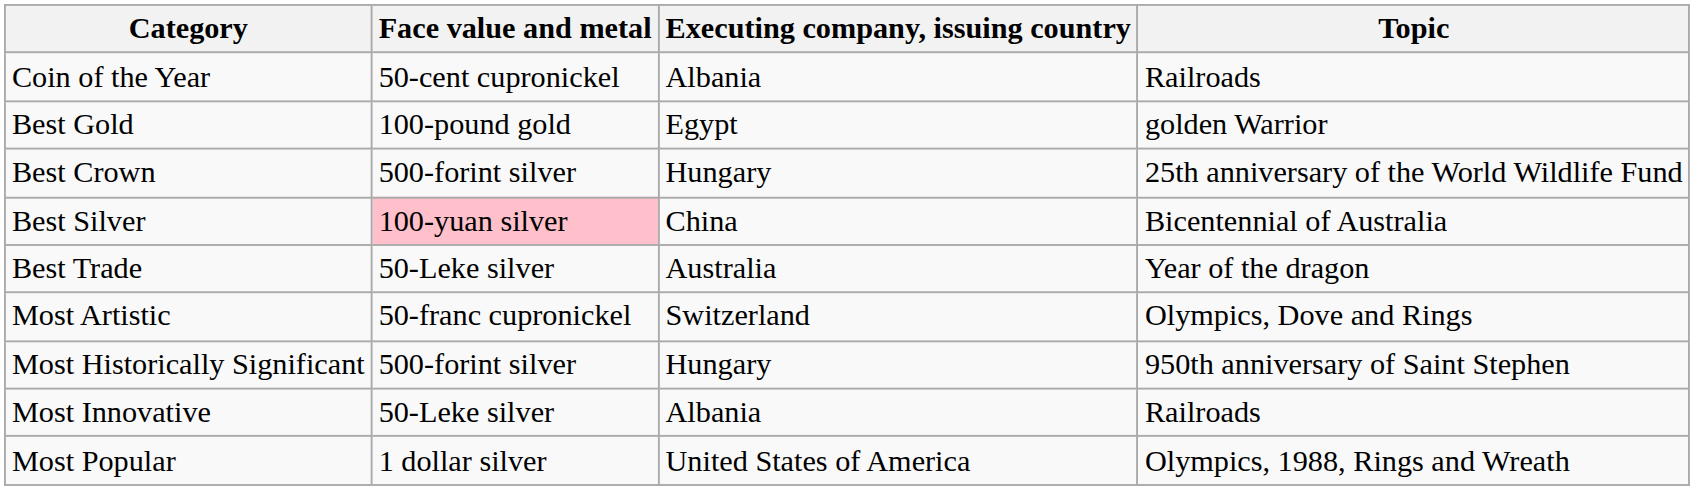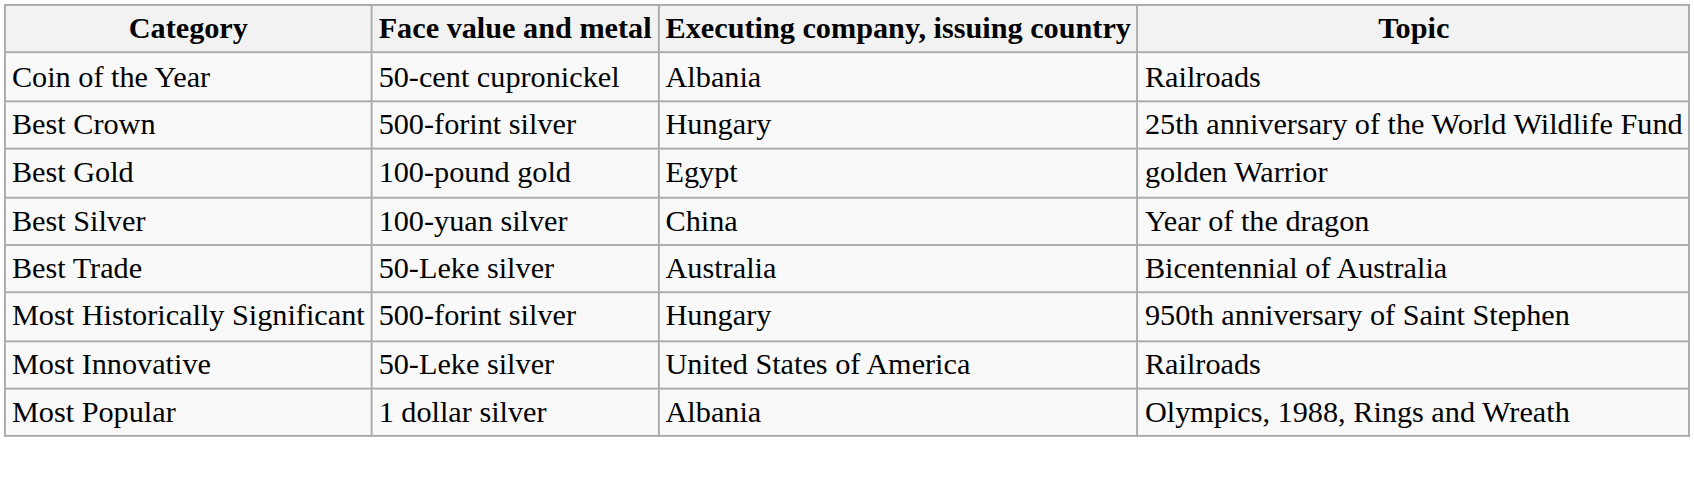rows swapped: (84, 172) <-> (73, 124)
(473, 220) pink background -> (473, 220) no background
(1296, 220) Bicentennial of Australia -> (1257, 220) Year of the dragon
(1257, 268) Year of the dragon -> (1296, 268) Bicentennial of Australia
- row: (91, 316)
(713, 412) Albania -> (818, 364) United States of America
(818, 460) United States of America -> (713, 412) Albania
